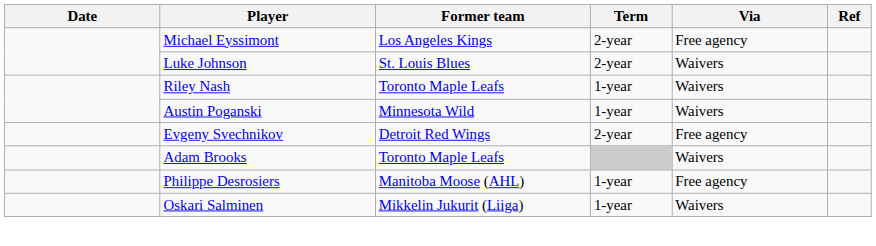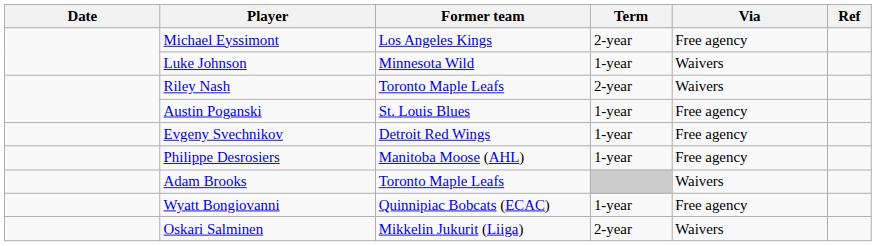(424, 63) St. Louis Blues -> (426, 63) Minnesota Wild
(613, 63) 2-year -> (613, 63) 1-year
(613, 87) 1-year -> (613, 87) 2-year
(426, 110) Minnesota Wild -> (424, 110) St. Louis Blues
(699, 110) Waivers -> (711, 110) Free agency
(613, 134) 2-year -> (613, 134) 1-year
rows swapped: (205, 157) <-> (222, 181)
+ row: (222, 205)
(613, 205) 1-year -> (613, 228) 2-year
